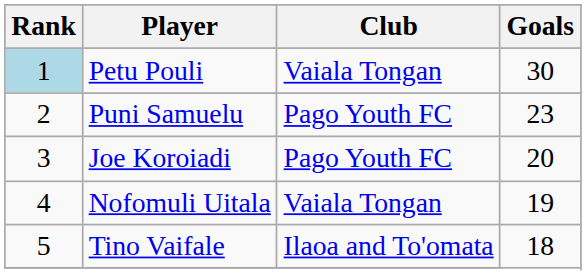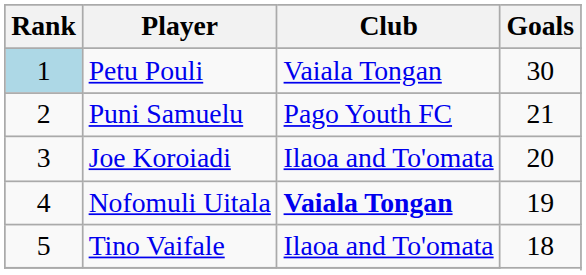(540, 114) 23 -> (540, 114) 21
(368, 158) Pago Youth FC -> (389, 158) Ilaoa and To'omata
(363, 202) normal -> (368, 202) bold
